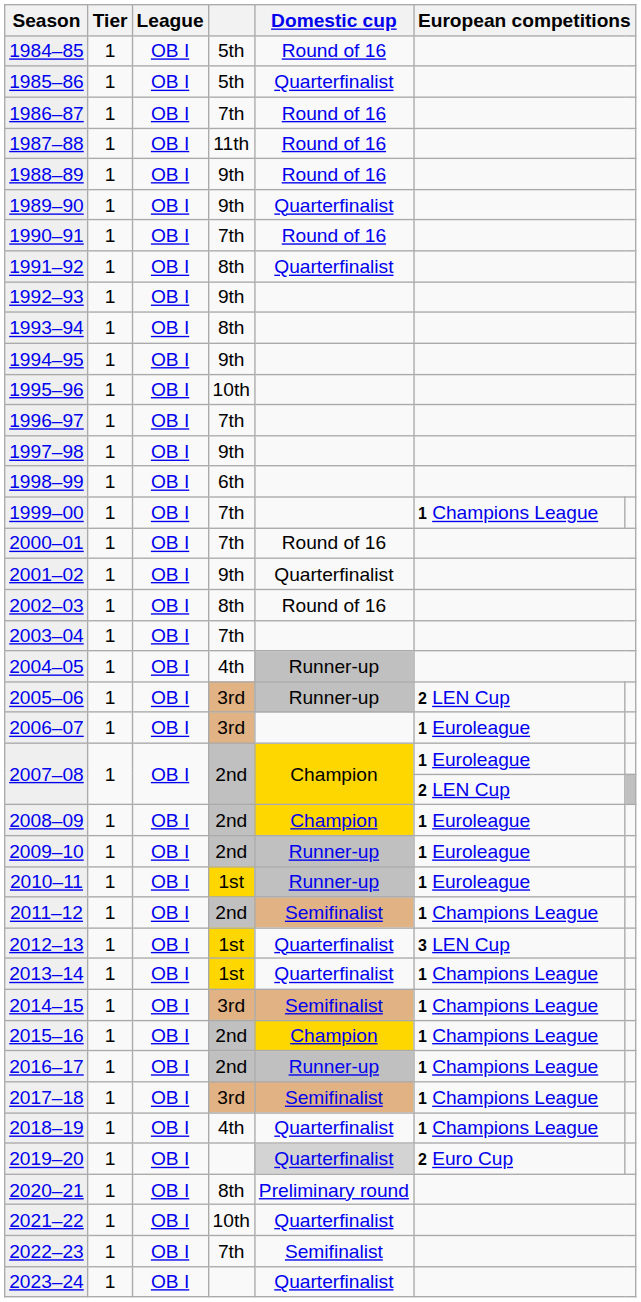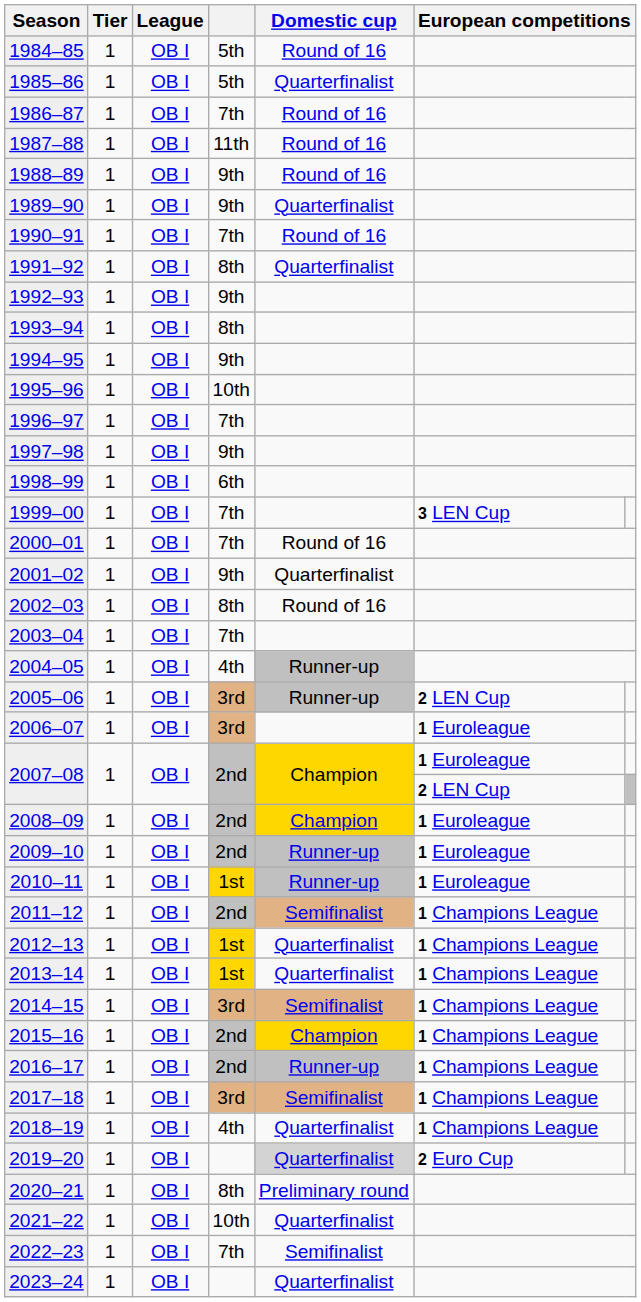(508, 512) 1 Champions League -> (464, 512) 3 LEN Cup
(464, 943) 3 LEN Cup -> (508, 943) 1 Champions League
